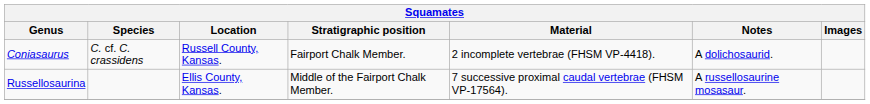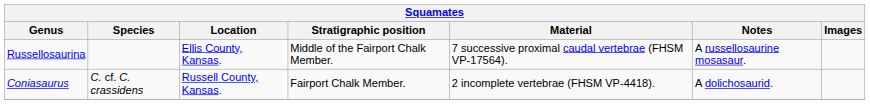rows swapped: (38, 54) <-> (46, 84)
